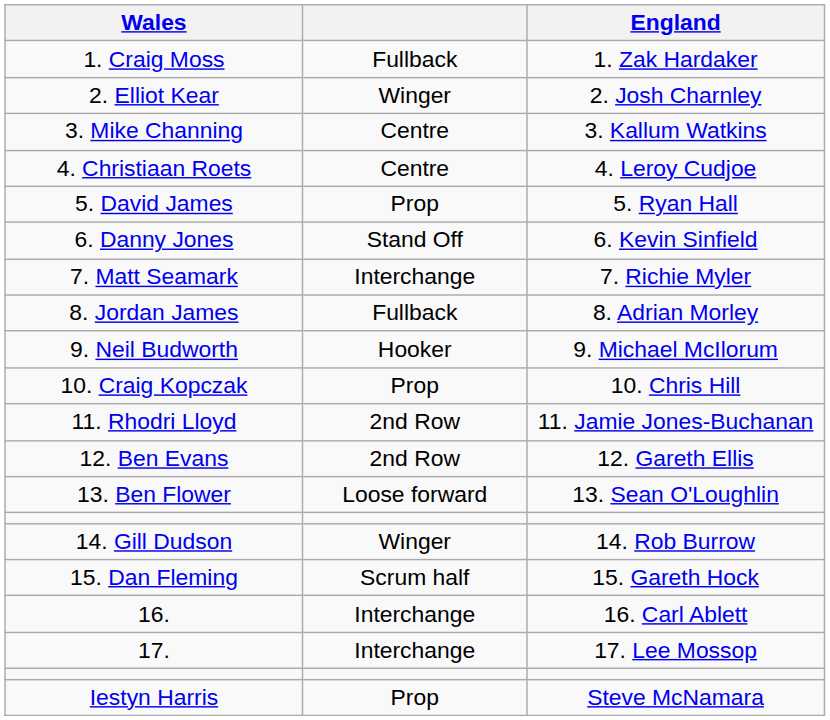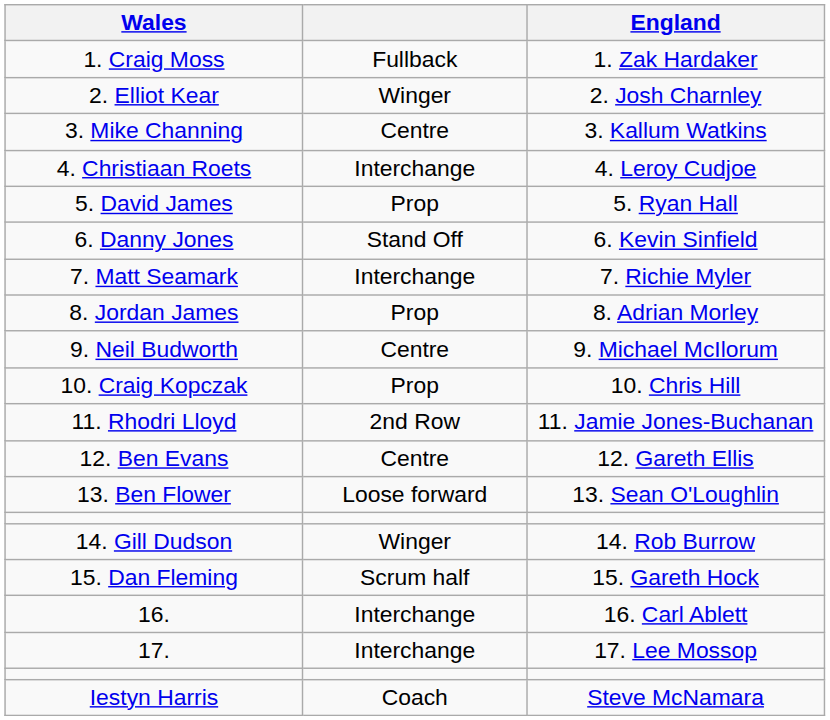(415, 167) Centre -> (415, 167) Interchange
(415, 312) Fullback -> (415, 312) Prop
(415, 349) Hooker -> (415, 349) Centre
(415, 458) 2nd Row -> (415, 458) Centre
(415, 696) Prop -> (415, 696) Coach
